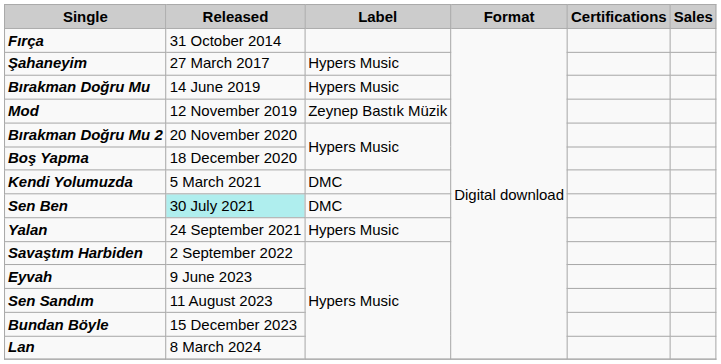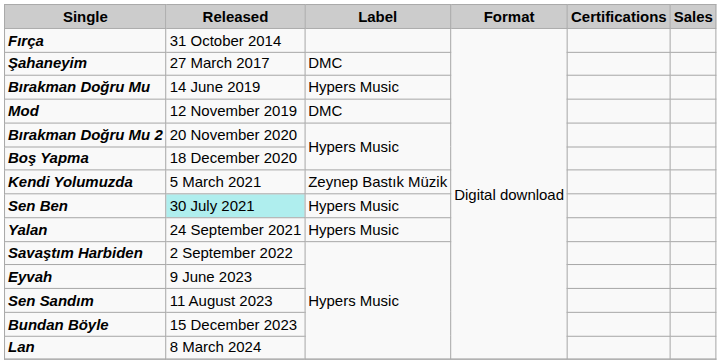(354, 64) Hypers Music -> (325, 64) DMC
(378, 111) Zeynep Bastık Müzik -> (325, 111) DMC
(325, 182) DMC -> (378, 182) Zeynep Bastık Müzik
(325, 206) DMC -> (354, 206) Hypers Music
